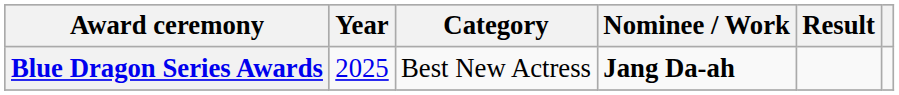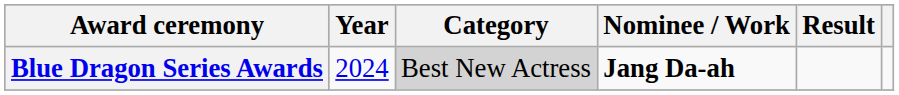(362, 68) 2025 -> (362, 68) 2024
(496, 68) no background -> (496, 68) lightgrey background
